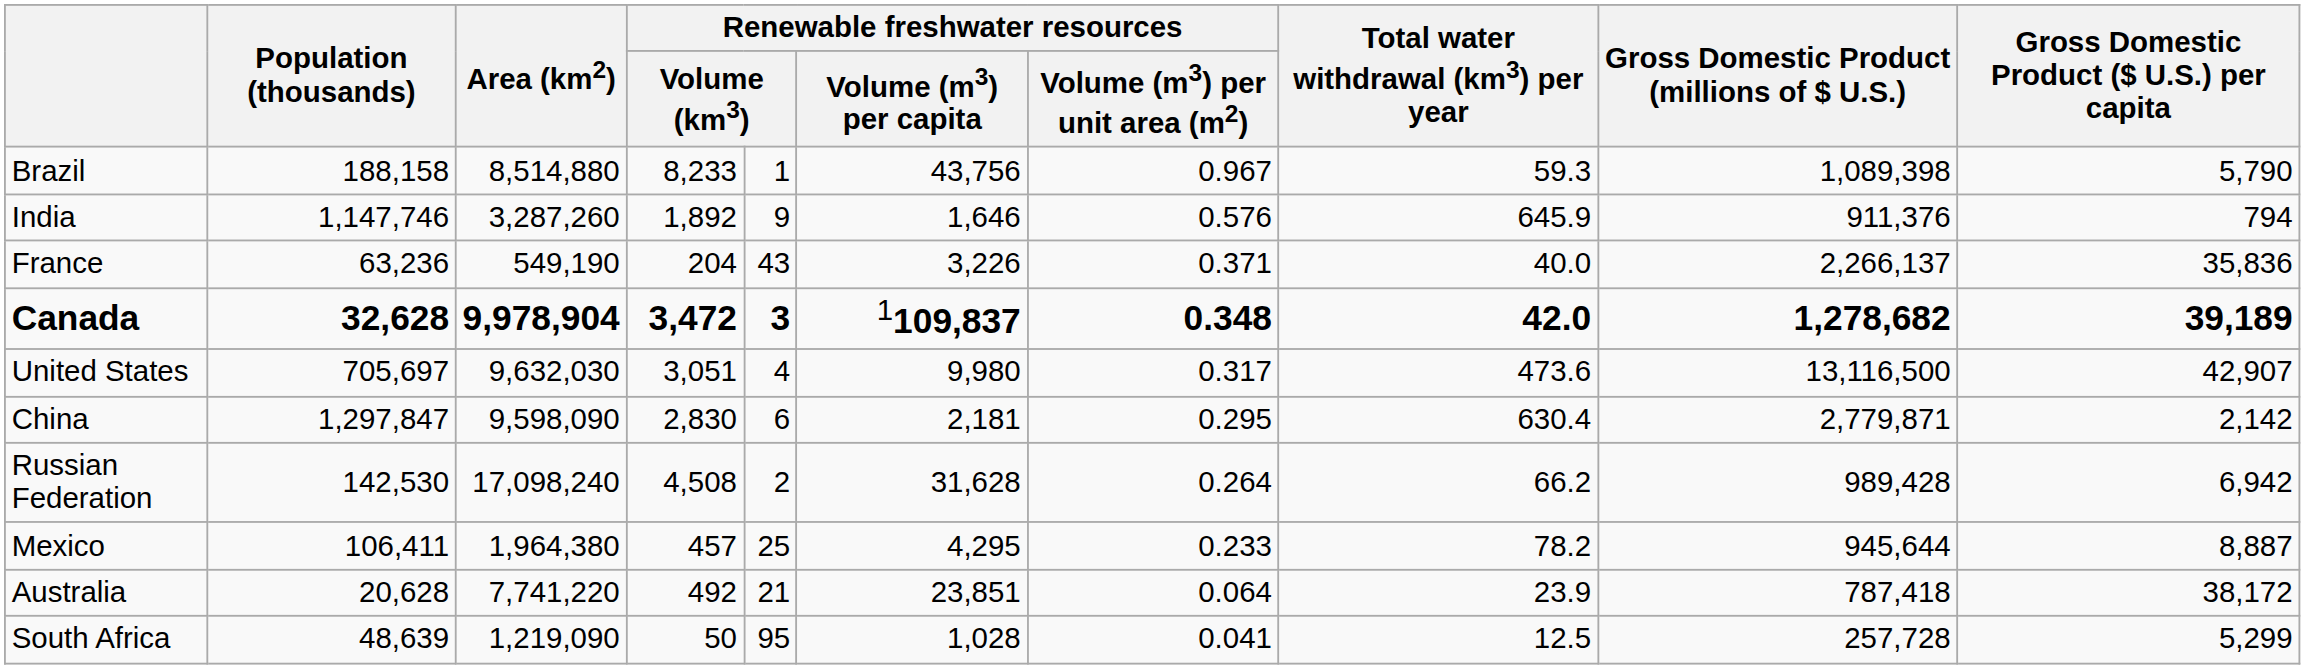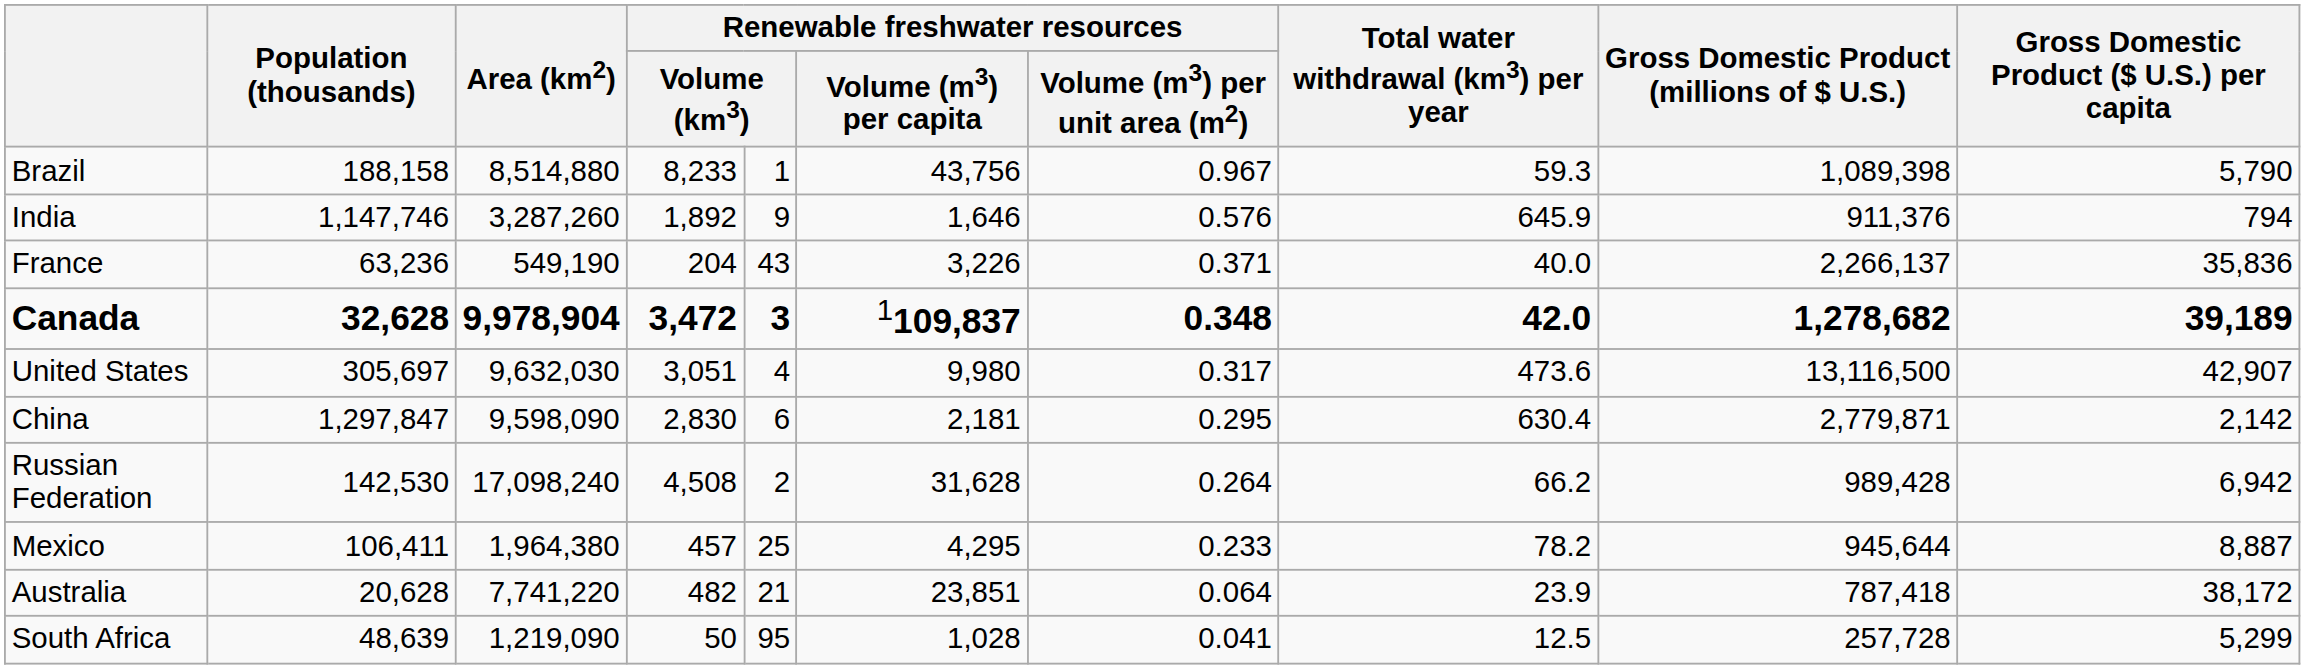(396, 372) 705,697 -> (396, 372) 305,697
(712, 592) 492 -> (712, 592) 482
